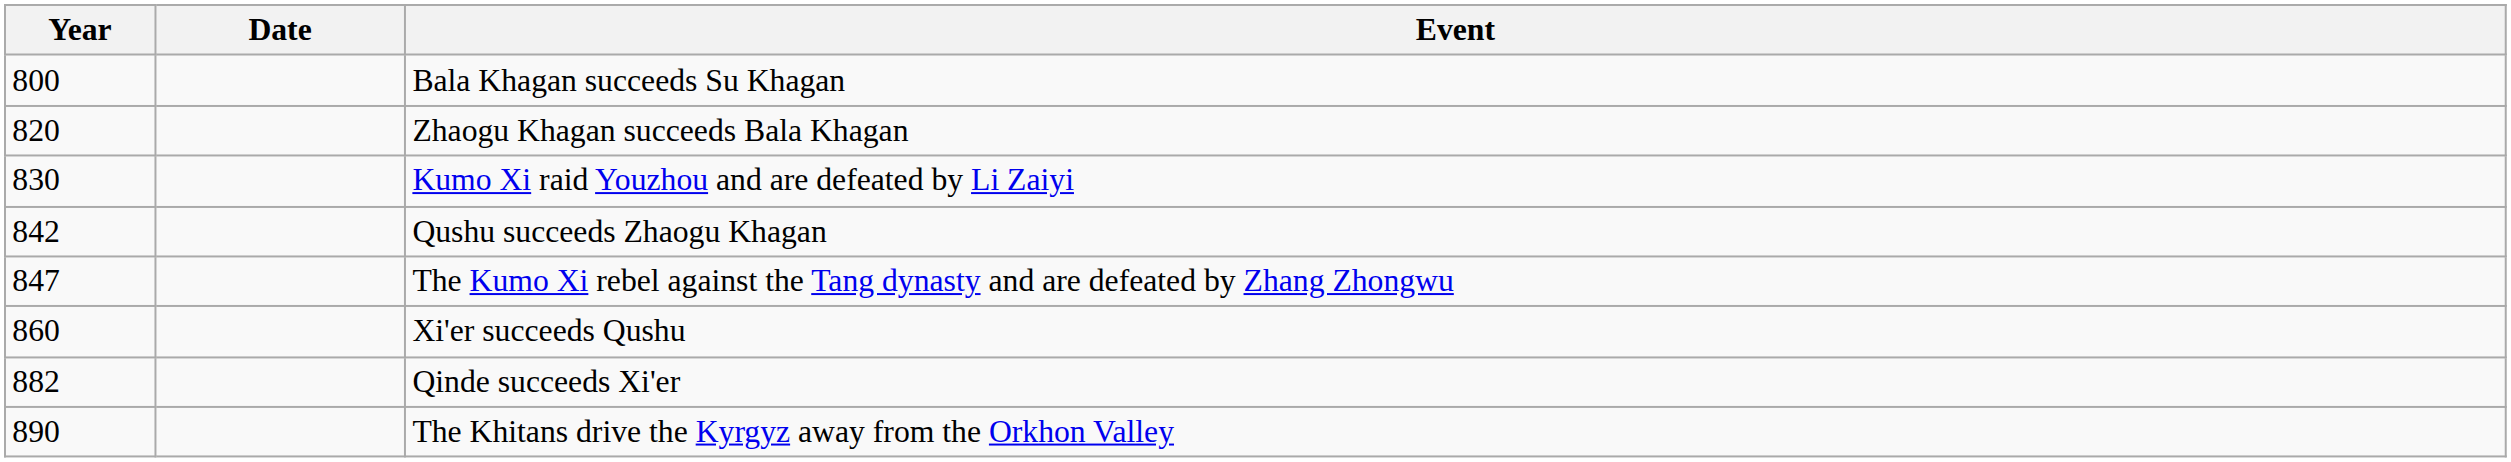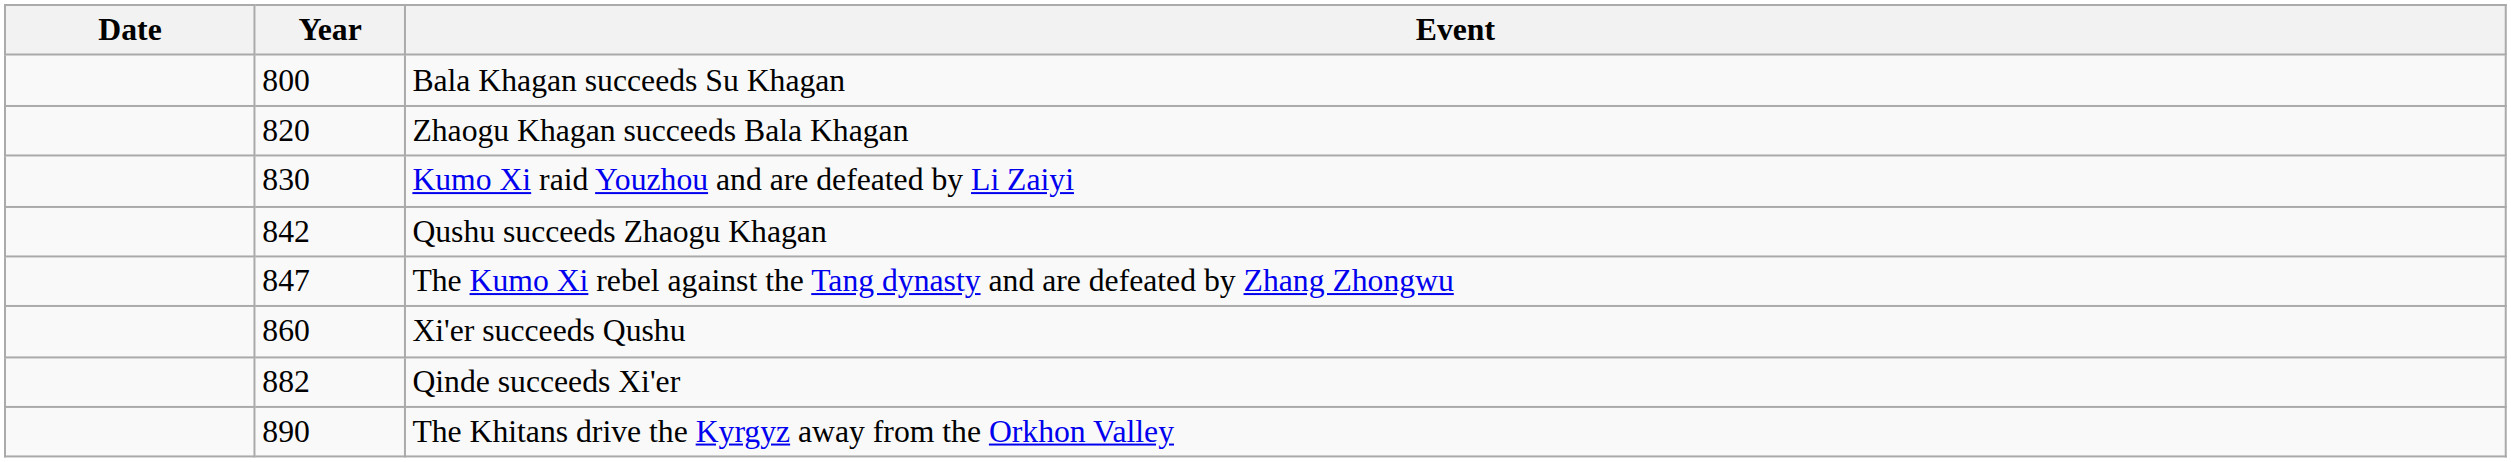columns swapped: (80, 29) <-> (280, 29)
